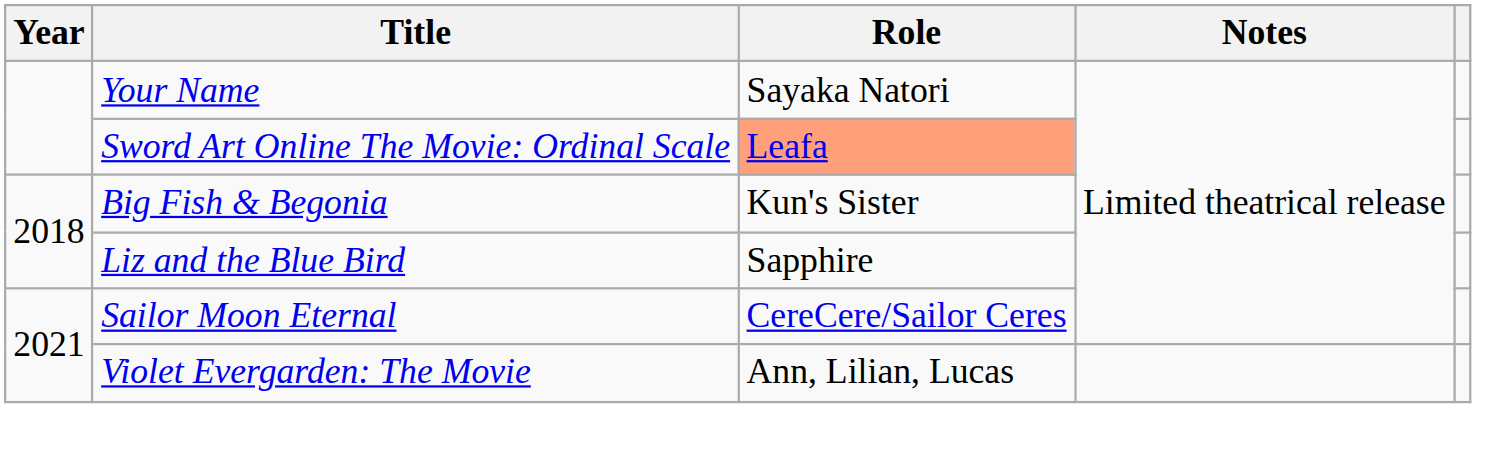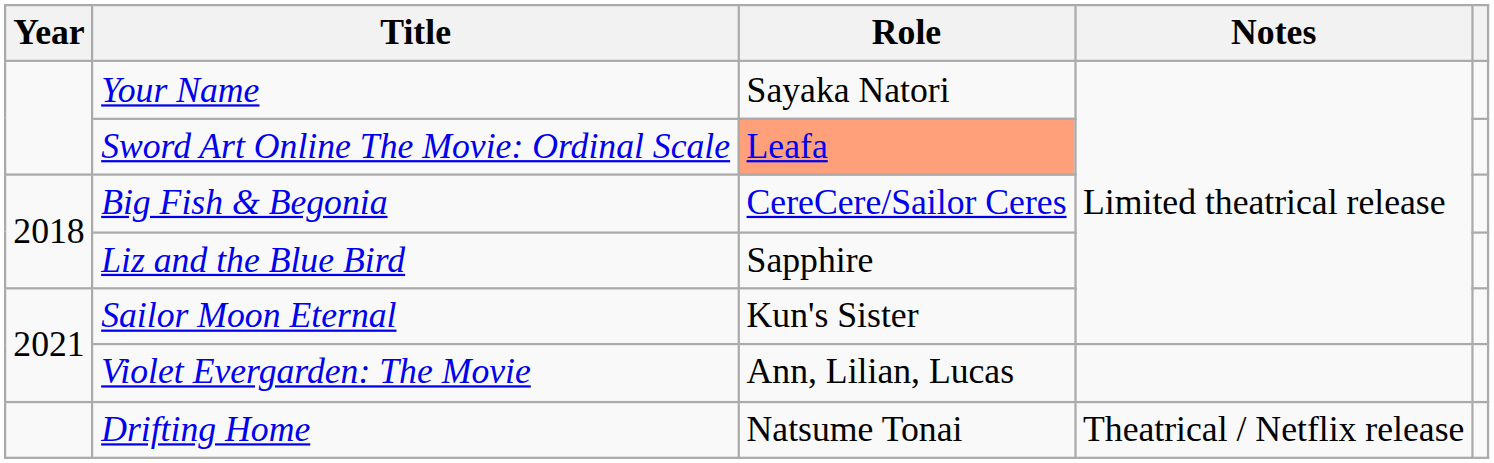(833, 202) Kun's Sister -> (907, 202) CereCere/Sailor Ceres
(907, 315) CereCere/Sailor Ceres -> (833, 315) Kun's Sister
+ row: (206, 428)
